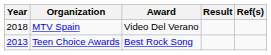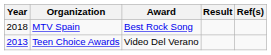(161, 27) Video Del Verano -> (158, 27) Best Rock Song
(158, 42) Best Rock Song -> (161, 42) Video Del Verano
